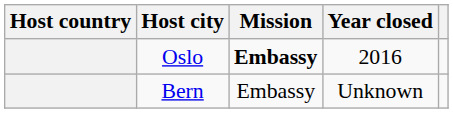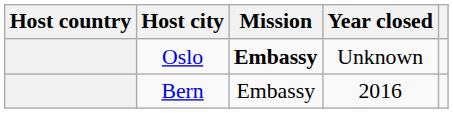(380, 56) 2016 -> (380, 56) Unknown
(380, 90) Unknown -> (380, 90) 2016
